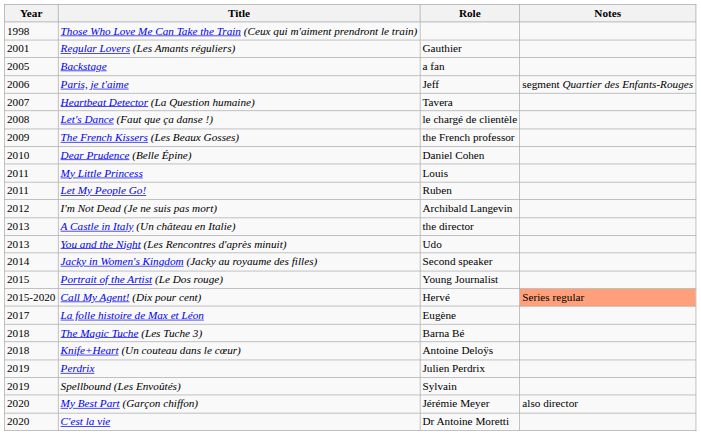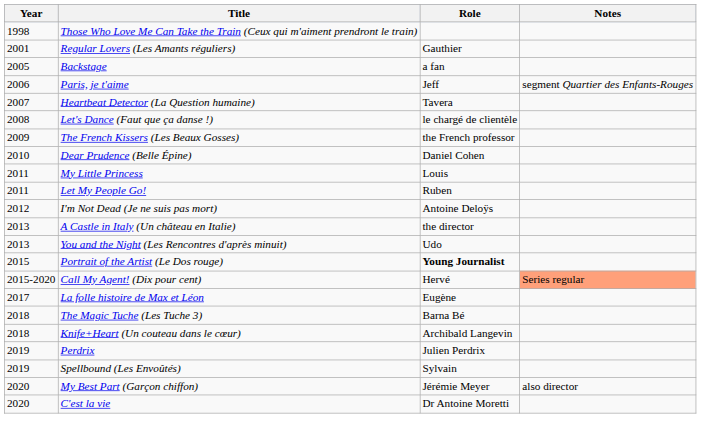(467, 208) Archibald Langevin -> (458, 208) Antoine Deloÿs
- row: (189, 262)
(460, 279) normal -> (463, 262) bold
(458, 350) Antoine Deloÿs -> (467, 333) Archibald Langevin
